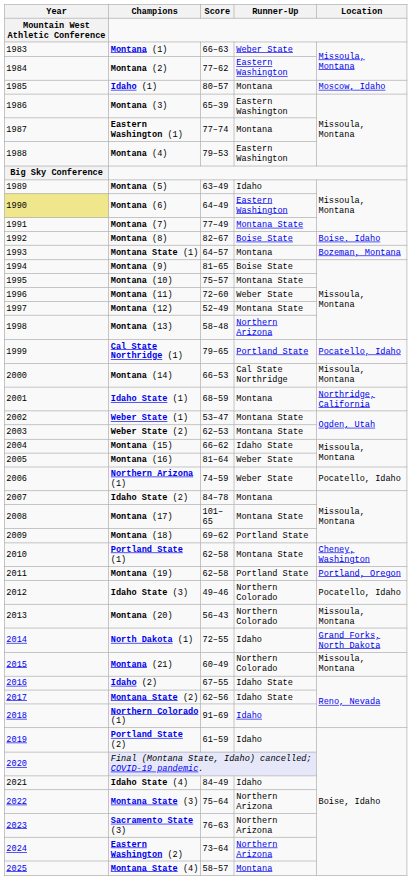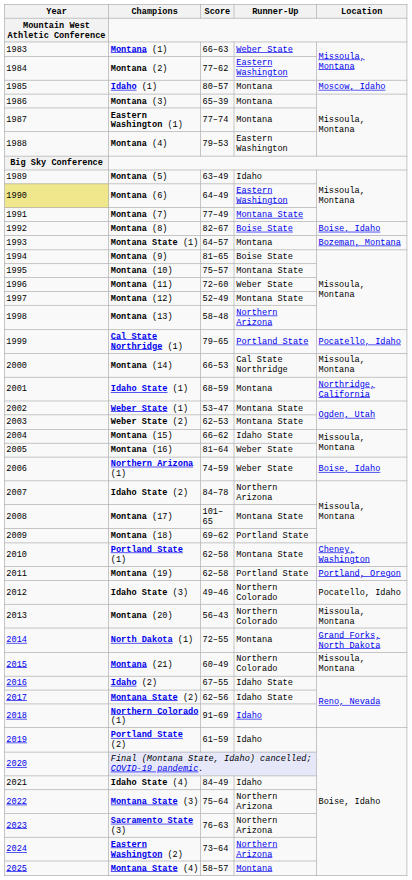(262, 106) Eastern Washington -> (254, 101) Montana
(360, 479) Pocatello, Idaho -> (349, 469) Boise, Idaho
(254, 498) Montana -> (257, 493) Northern Arizona
(249, 640) Idaho -> (254, 640) Montana
